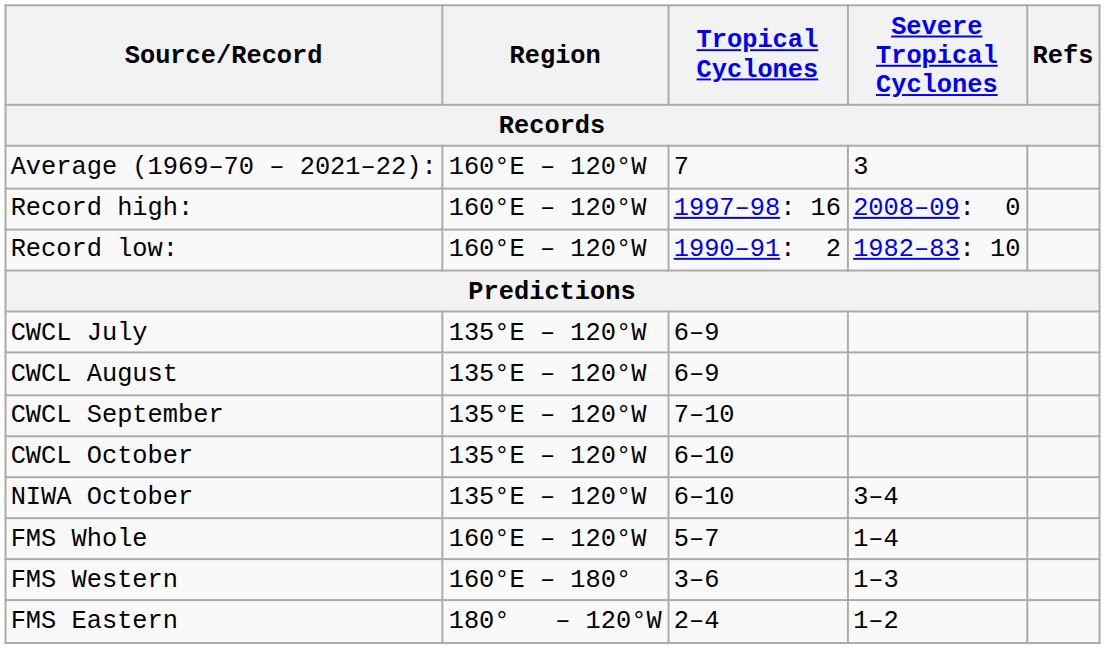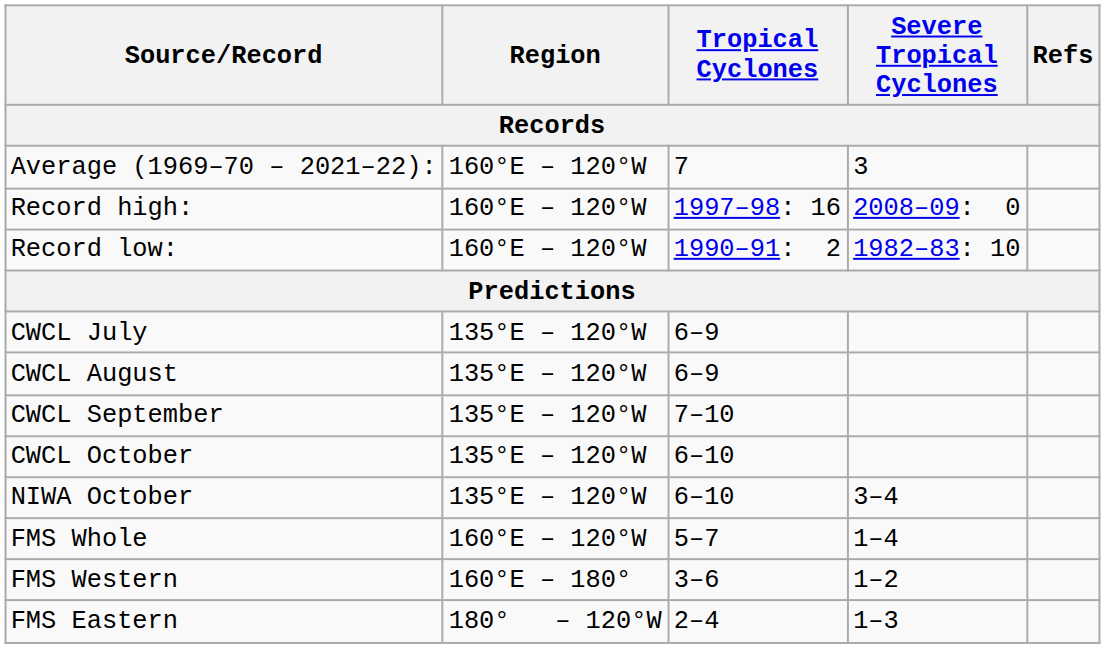(876, 580) 1–3 -> (876, 580) 1–2
(876, 622) 1–2 -> (876, 622) 1–3
